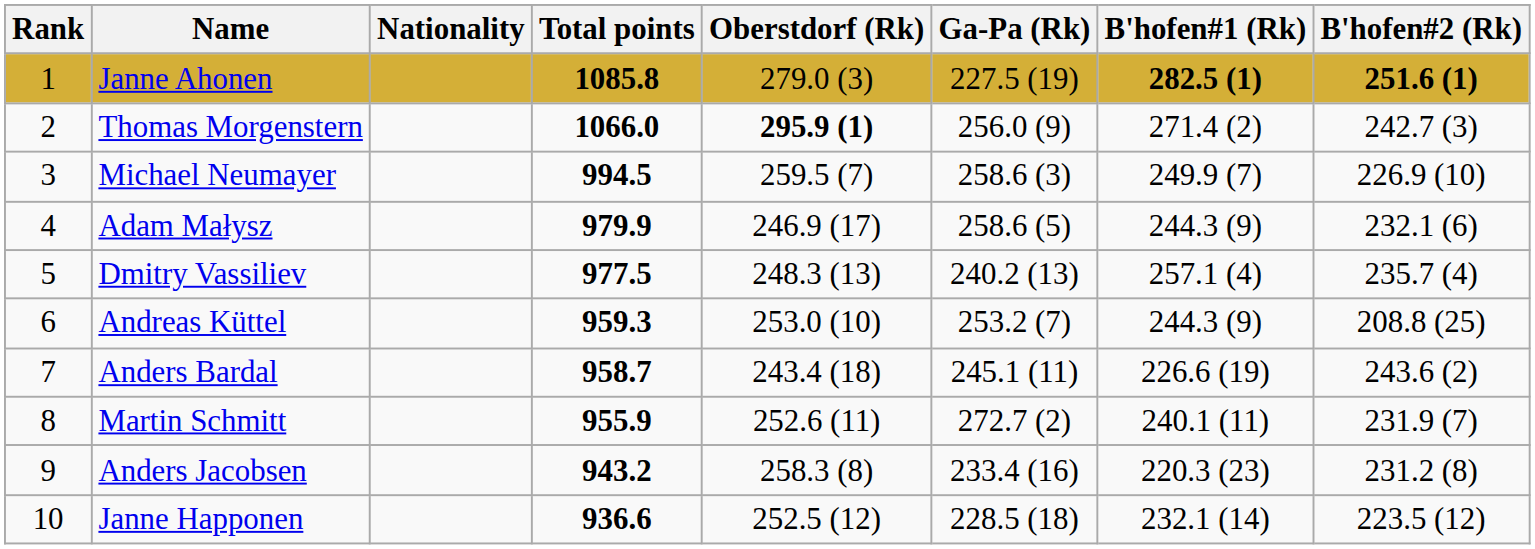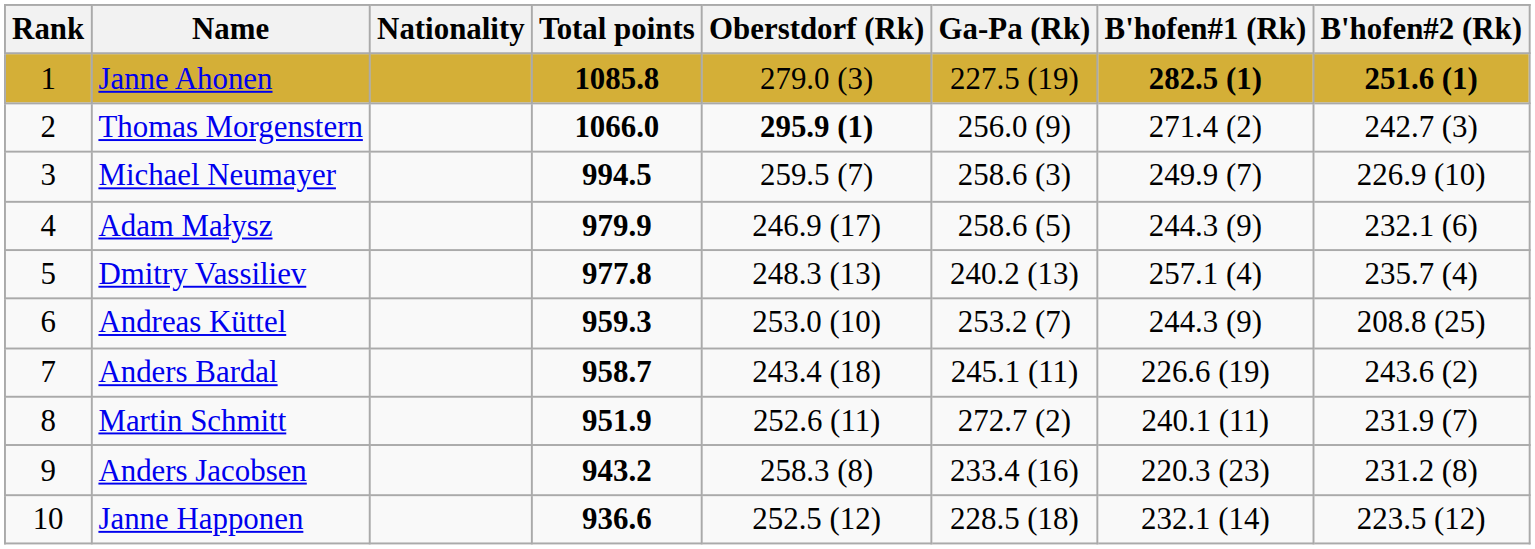(617, 273) 977.5 -> (617, 273) 977.8
(617, 420) 955.9 -> (617, 420) 951.9
